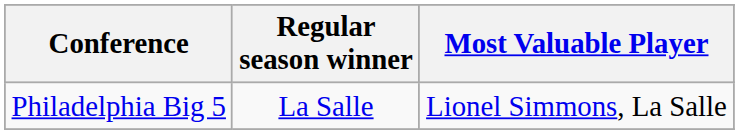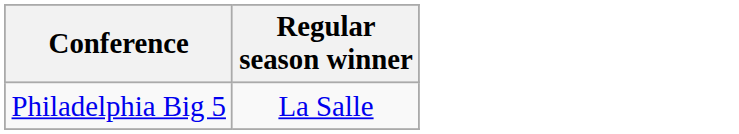- column: (576, 43)
